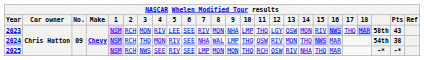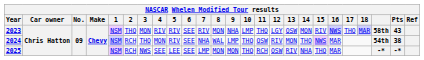(131, 30) RCH -> (131, 30) THO
(174, 30) LEE -> (174, 30) RIV
(174, 51) RIV -> (174, 51) LEE
